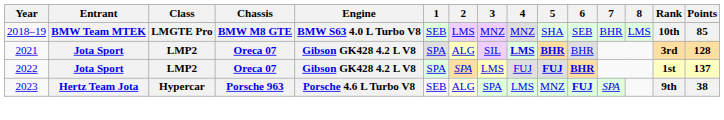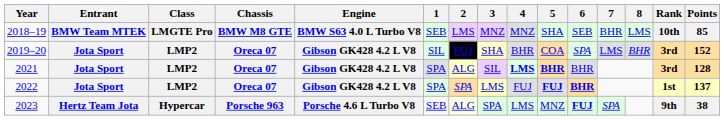+ row: (27, 50)
